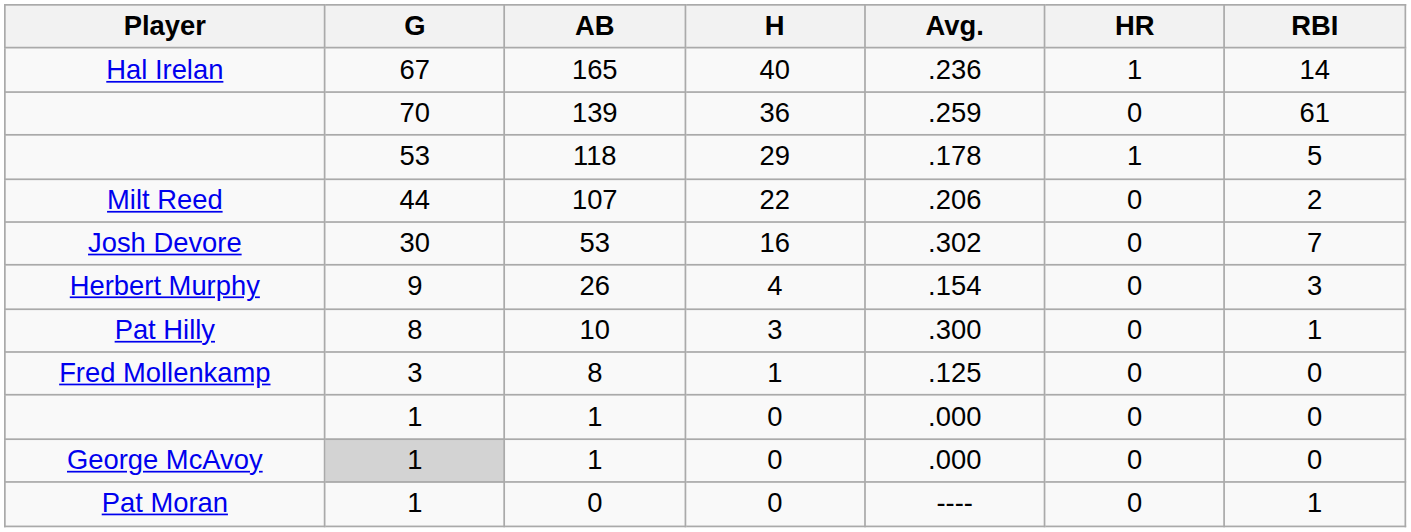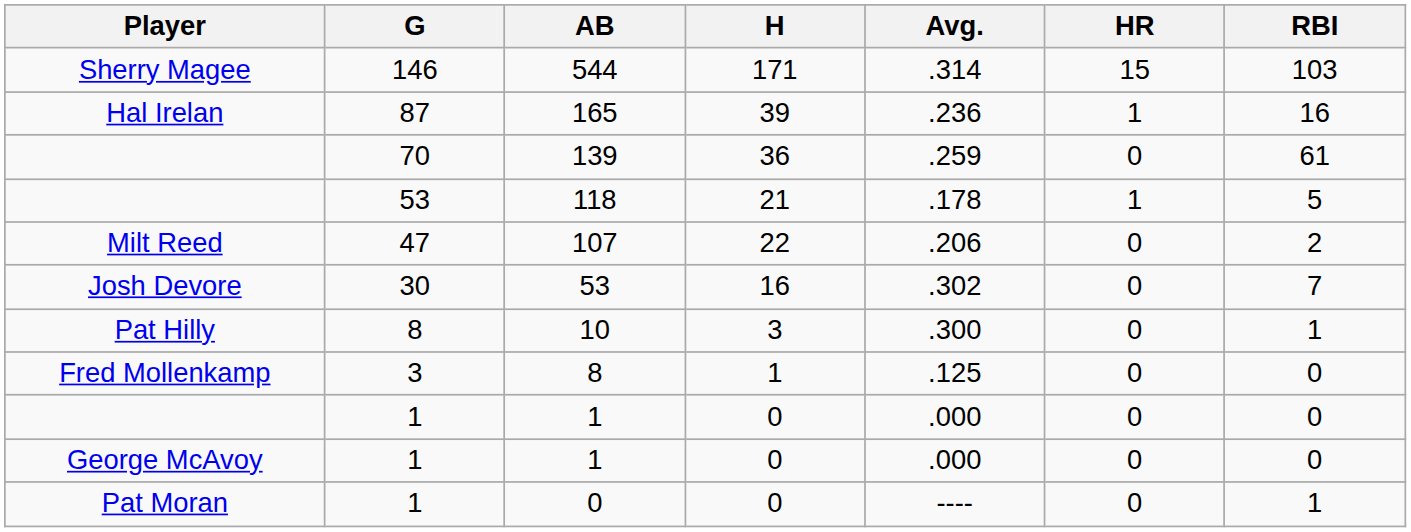+ row: (165, 69)
(415, 69) 67 -> (415, 112) 87
(775, 69) 40 -> (775, 112) 39
(1315, 69) 14 -> (1315, 112) 16
(775, 156) 29 -> (775, 199) 21
(415, 199) 44 -> (415, 243) 47
- row: (165, 286)
(415, 460) lightgrey background -> (415, 460) no background
